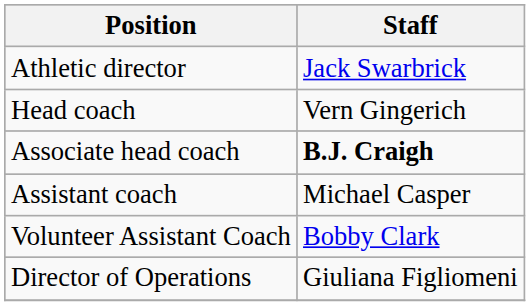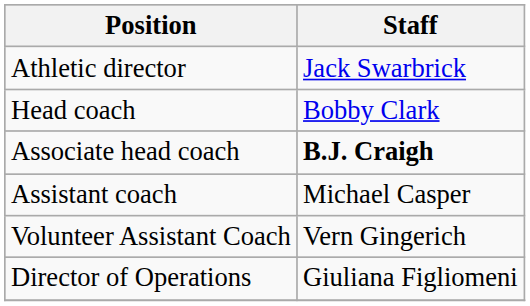(385, 109) Vern Gingerich -> (371, 109) Bobby Clark
(371, 236) Bobby Clark -> (385, 236) Vern Gingerich
